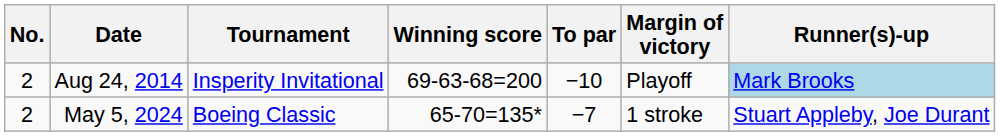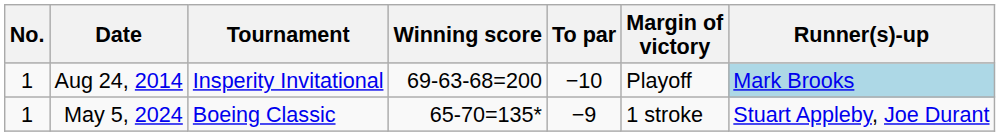(27, 80) 2 -> (27, 80) 1
(27, 114) 2 -> (27, 114) 1
(584, 114) −7 -> (584, 114) −9
